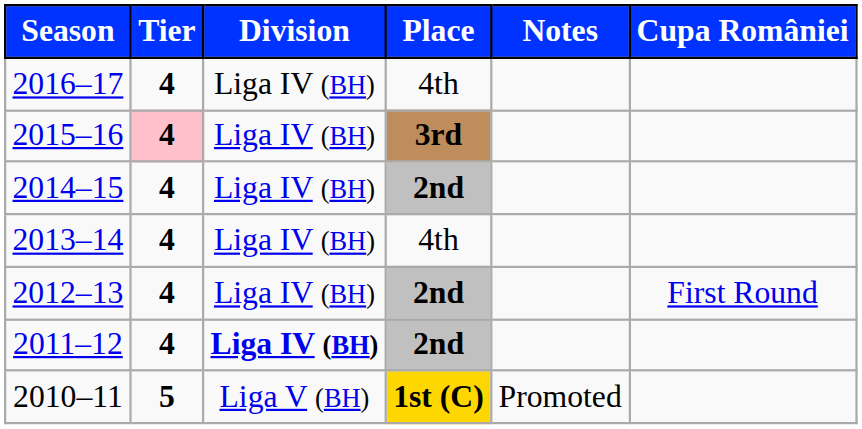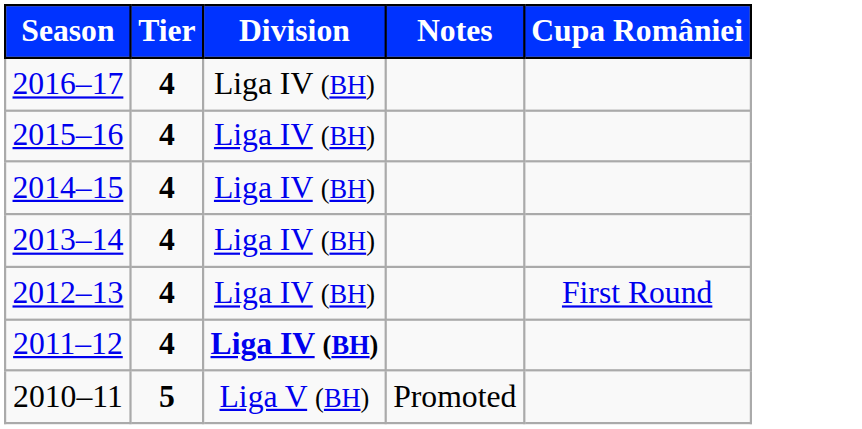- column: (438, 31)
(167, 135) pink background -> (167, 135) no background
